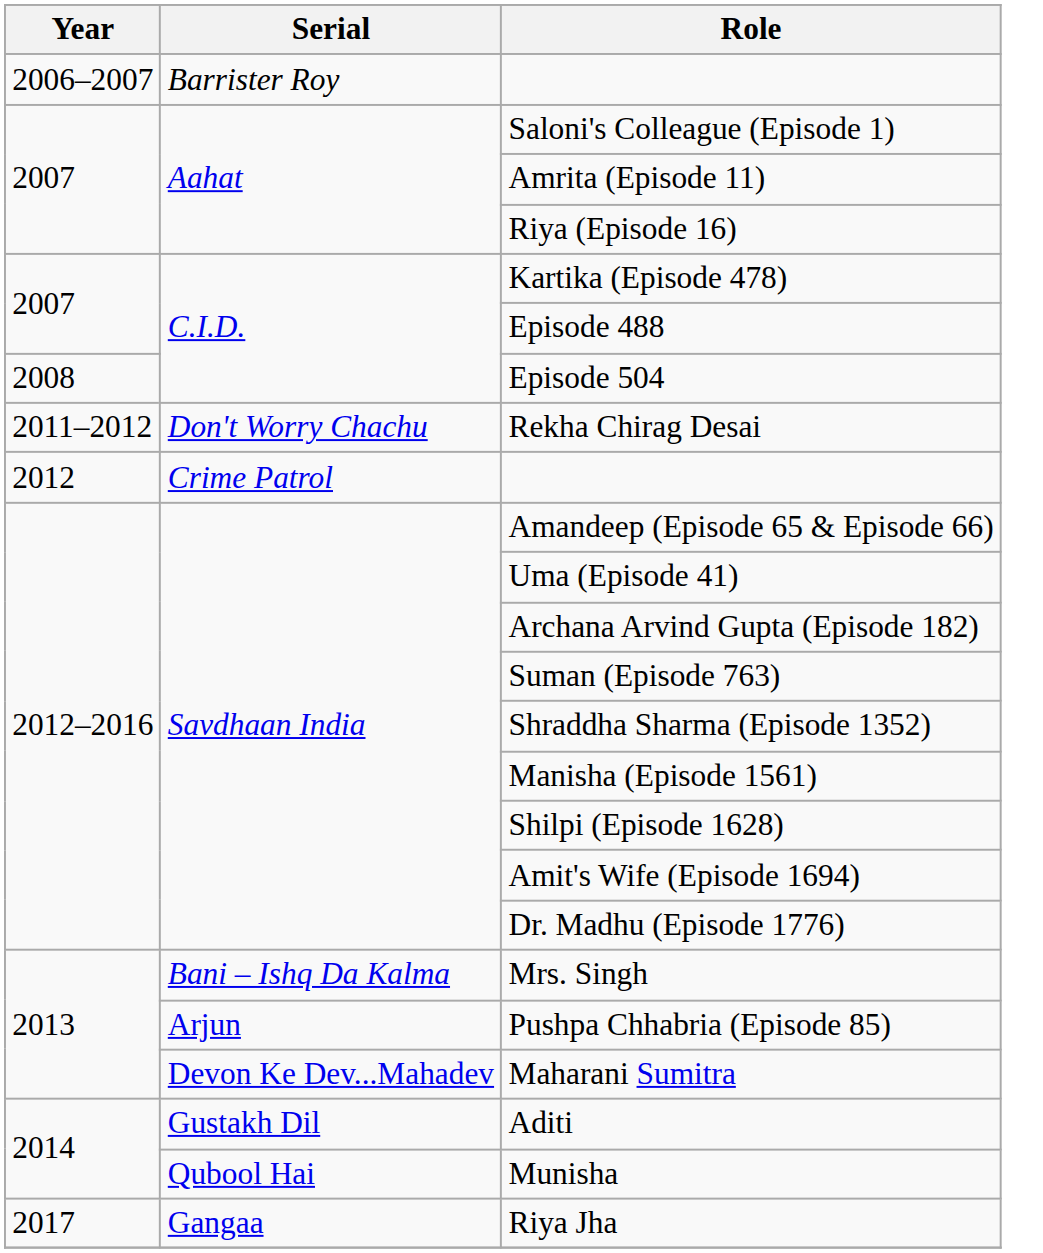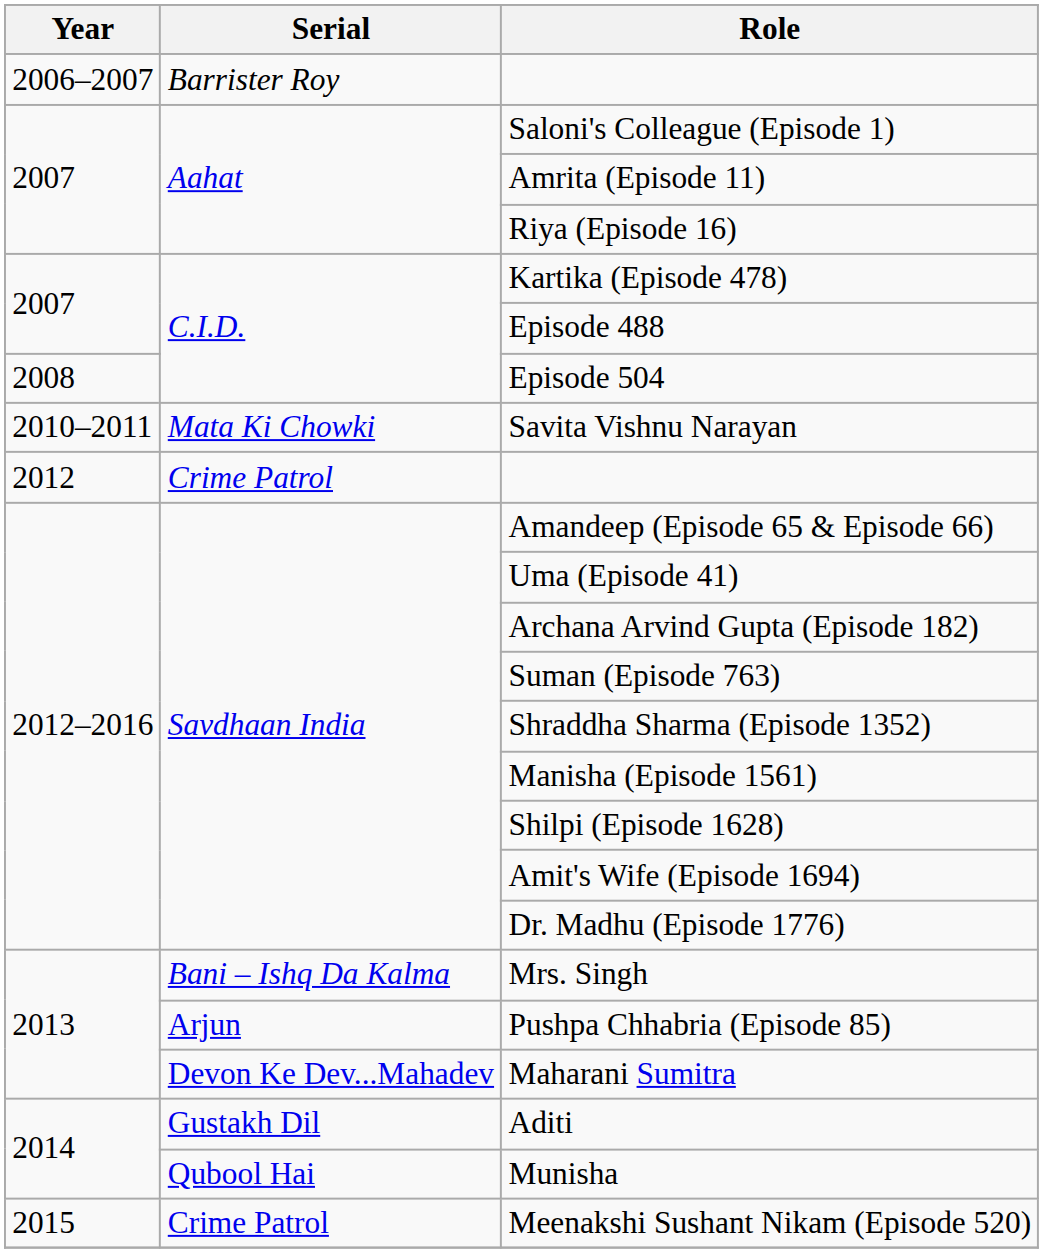+ row: (271, 427)
- row: (298, 427)
+ row: (248, 1223)
- row: (216, 1223)
